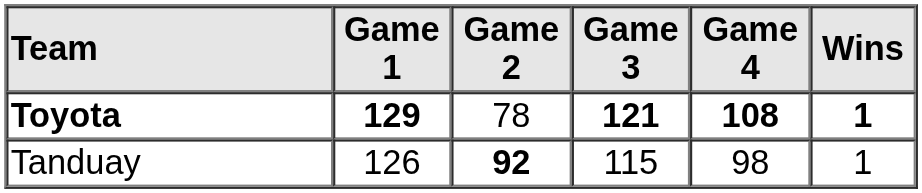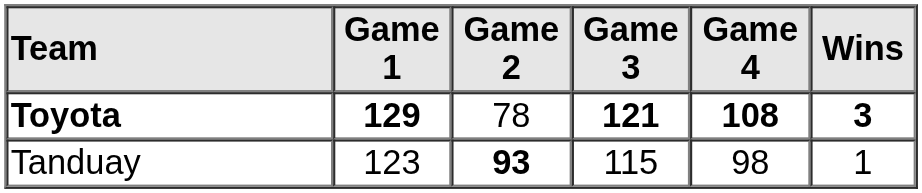(863, 115) 1 -> (863, 115) 3
(392, 162) 126 -> (392, 162) 123
(511, 162) 92 -> (511, 162) 93
